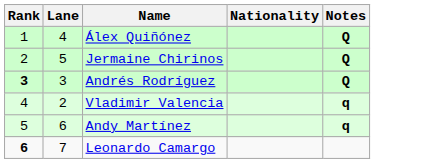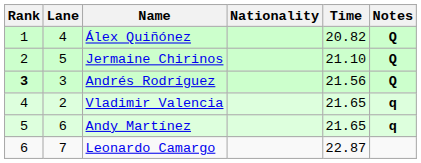+ column: (346, 16)
(24, 148) bold -> (24, 148) normal
